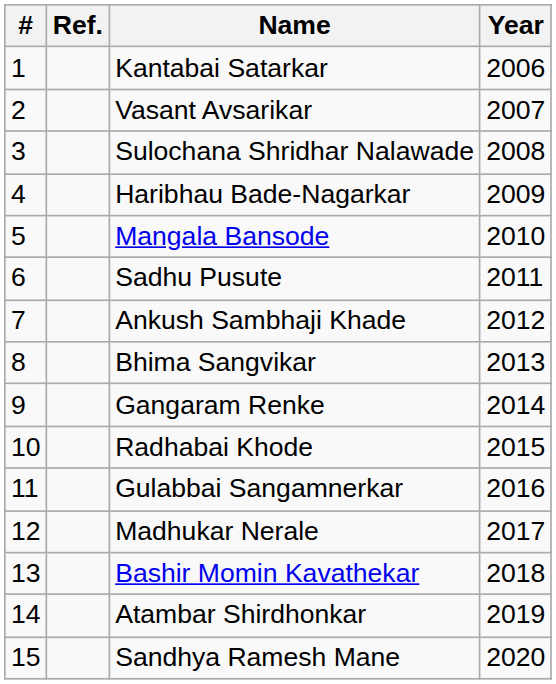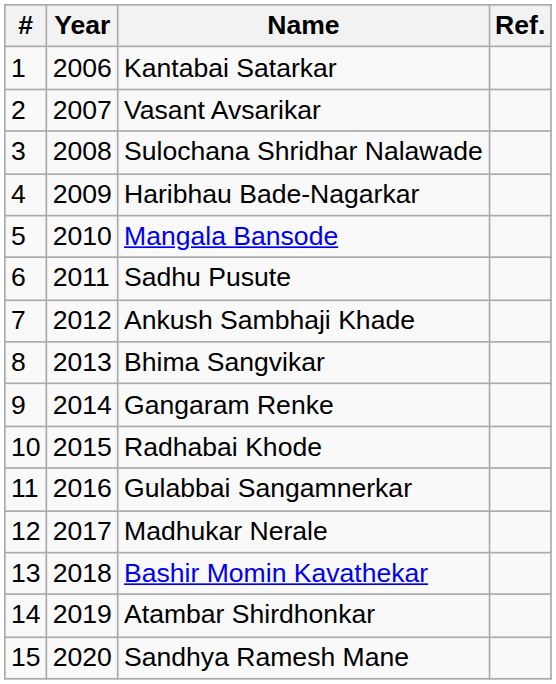columns swapped: (516, 25) <-> (78, 25)
